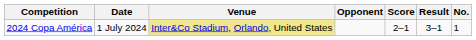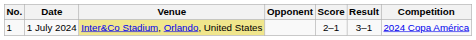columns swapped: (461, 12) <-> (49, 12)
